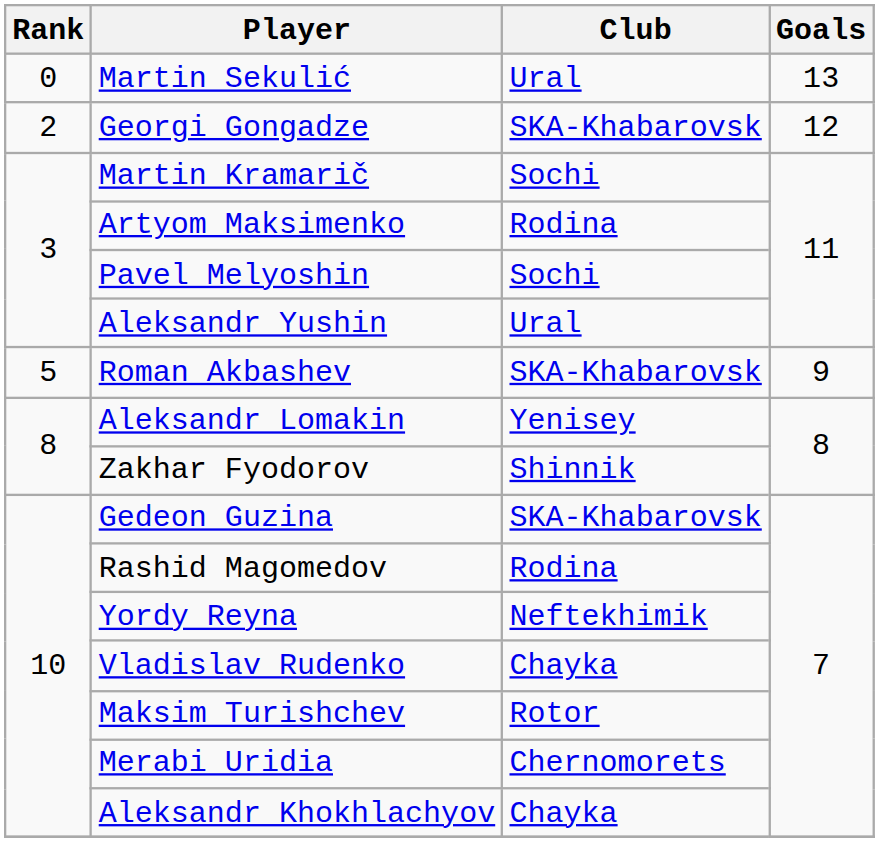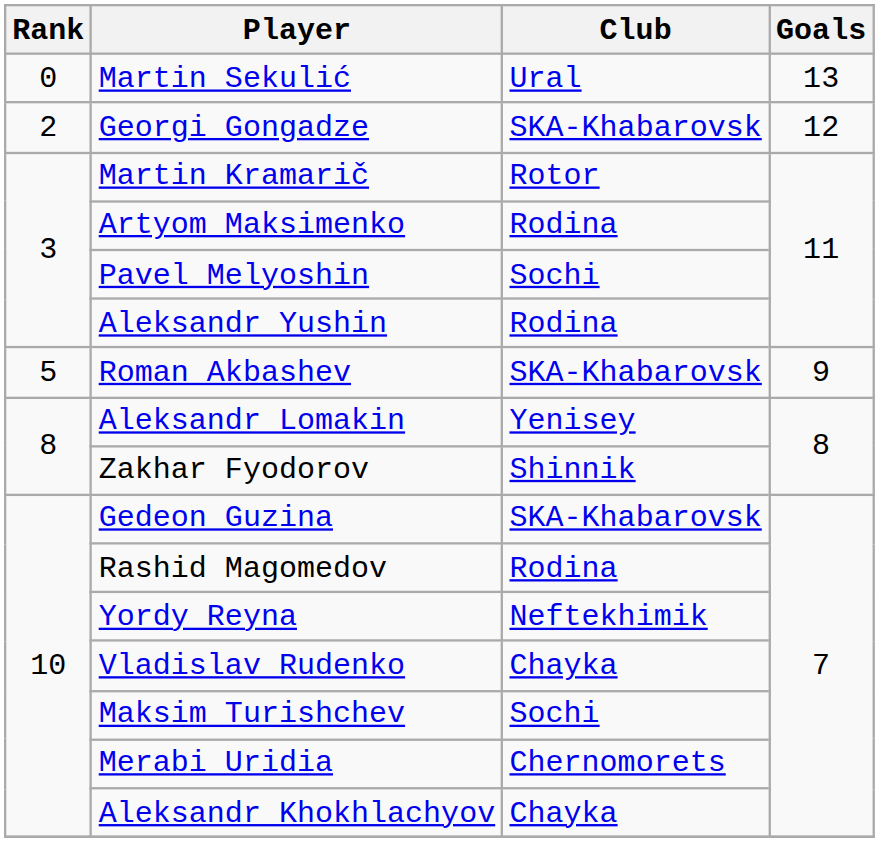(555, 176) Sochi -> (555, 176) Rotor
(546, 323) Ural -> (564, 323) Rodina
(555, 715) Rotor -> (555, 715) Sochi
